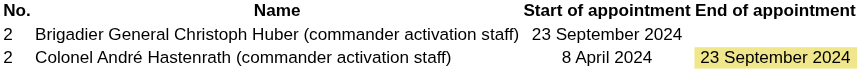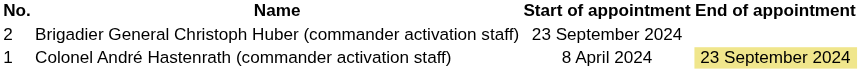(8, 57) 2 -> (8, 57) 1
